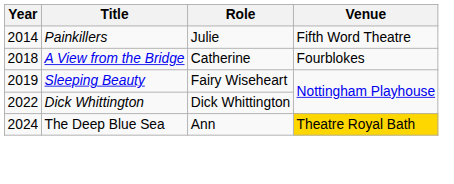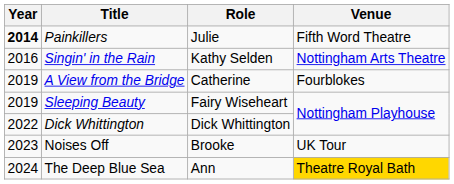(23, 37) normal -> (23, 37) bold
+ row: (100, 59)
(23, 59) 2018 -> (23, 80) 2019
+ row: (77, 146)
